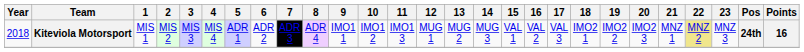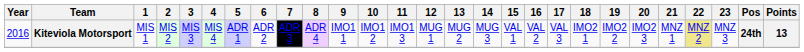(18, 33) 2018 -> (18, 33) 2016
(782, 33) 16 -> (782, 33) 13
